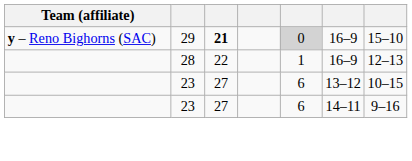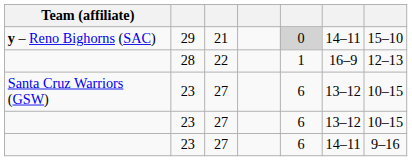(221, 38) bold -> (221, 38) normal
(343, 38) 16–9 -> (343, 38) 14–11
+ row: (66, 91)
